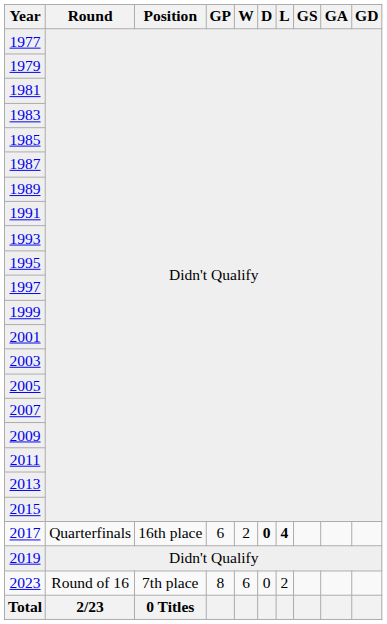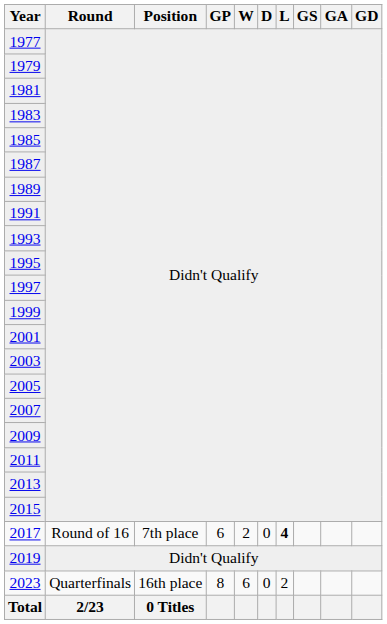(90, 533) Quarterfinals -> (90, 533) Round of 16
(170, 533) 16th place -> (170, 533) 7th place
(267, 533) bold -> (267, 533) normal
(90, 582) Round of 16 -> (90, 582) Quarterfinals
(170, 582) 7th place -> (170, 582) 16th place
